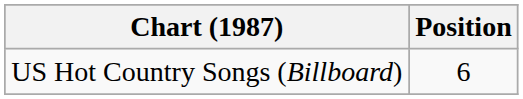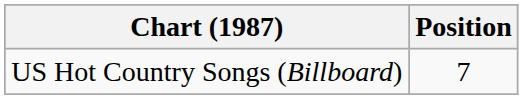(463, 71) 6 -> (463, 71) 7
